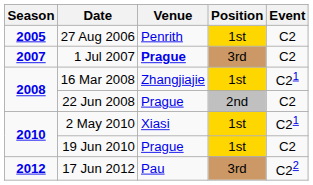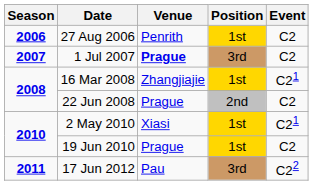(31, 36) 2005 -> (31, 36) 2006
(31, 168) 2012 -> (31, 168) 2011
